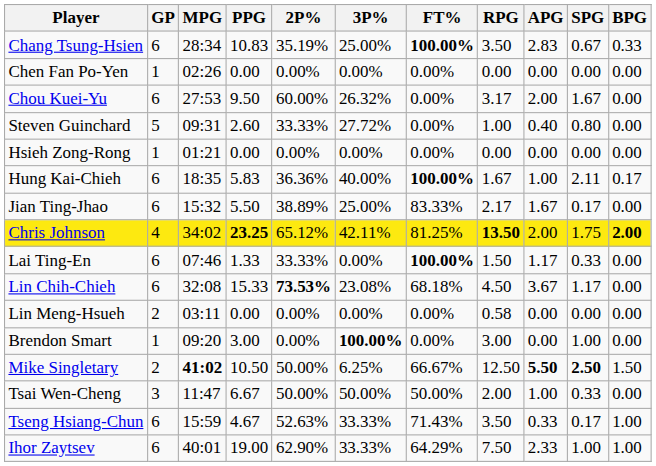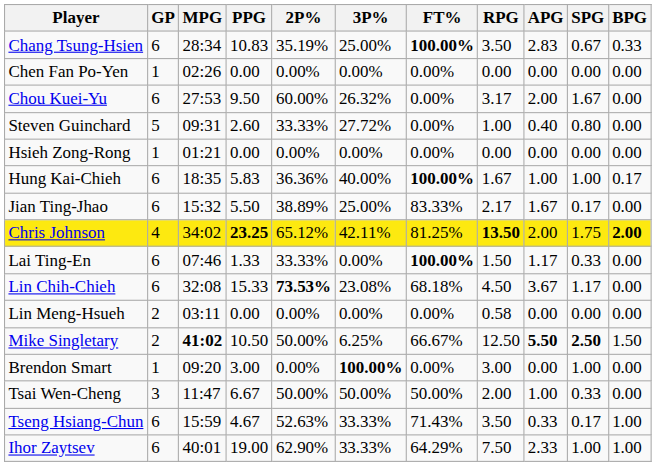(586, 179) 2.11 -> (586, 179) 1.00
rows swapped: (63, 367) <-> (60, 340)
